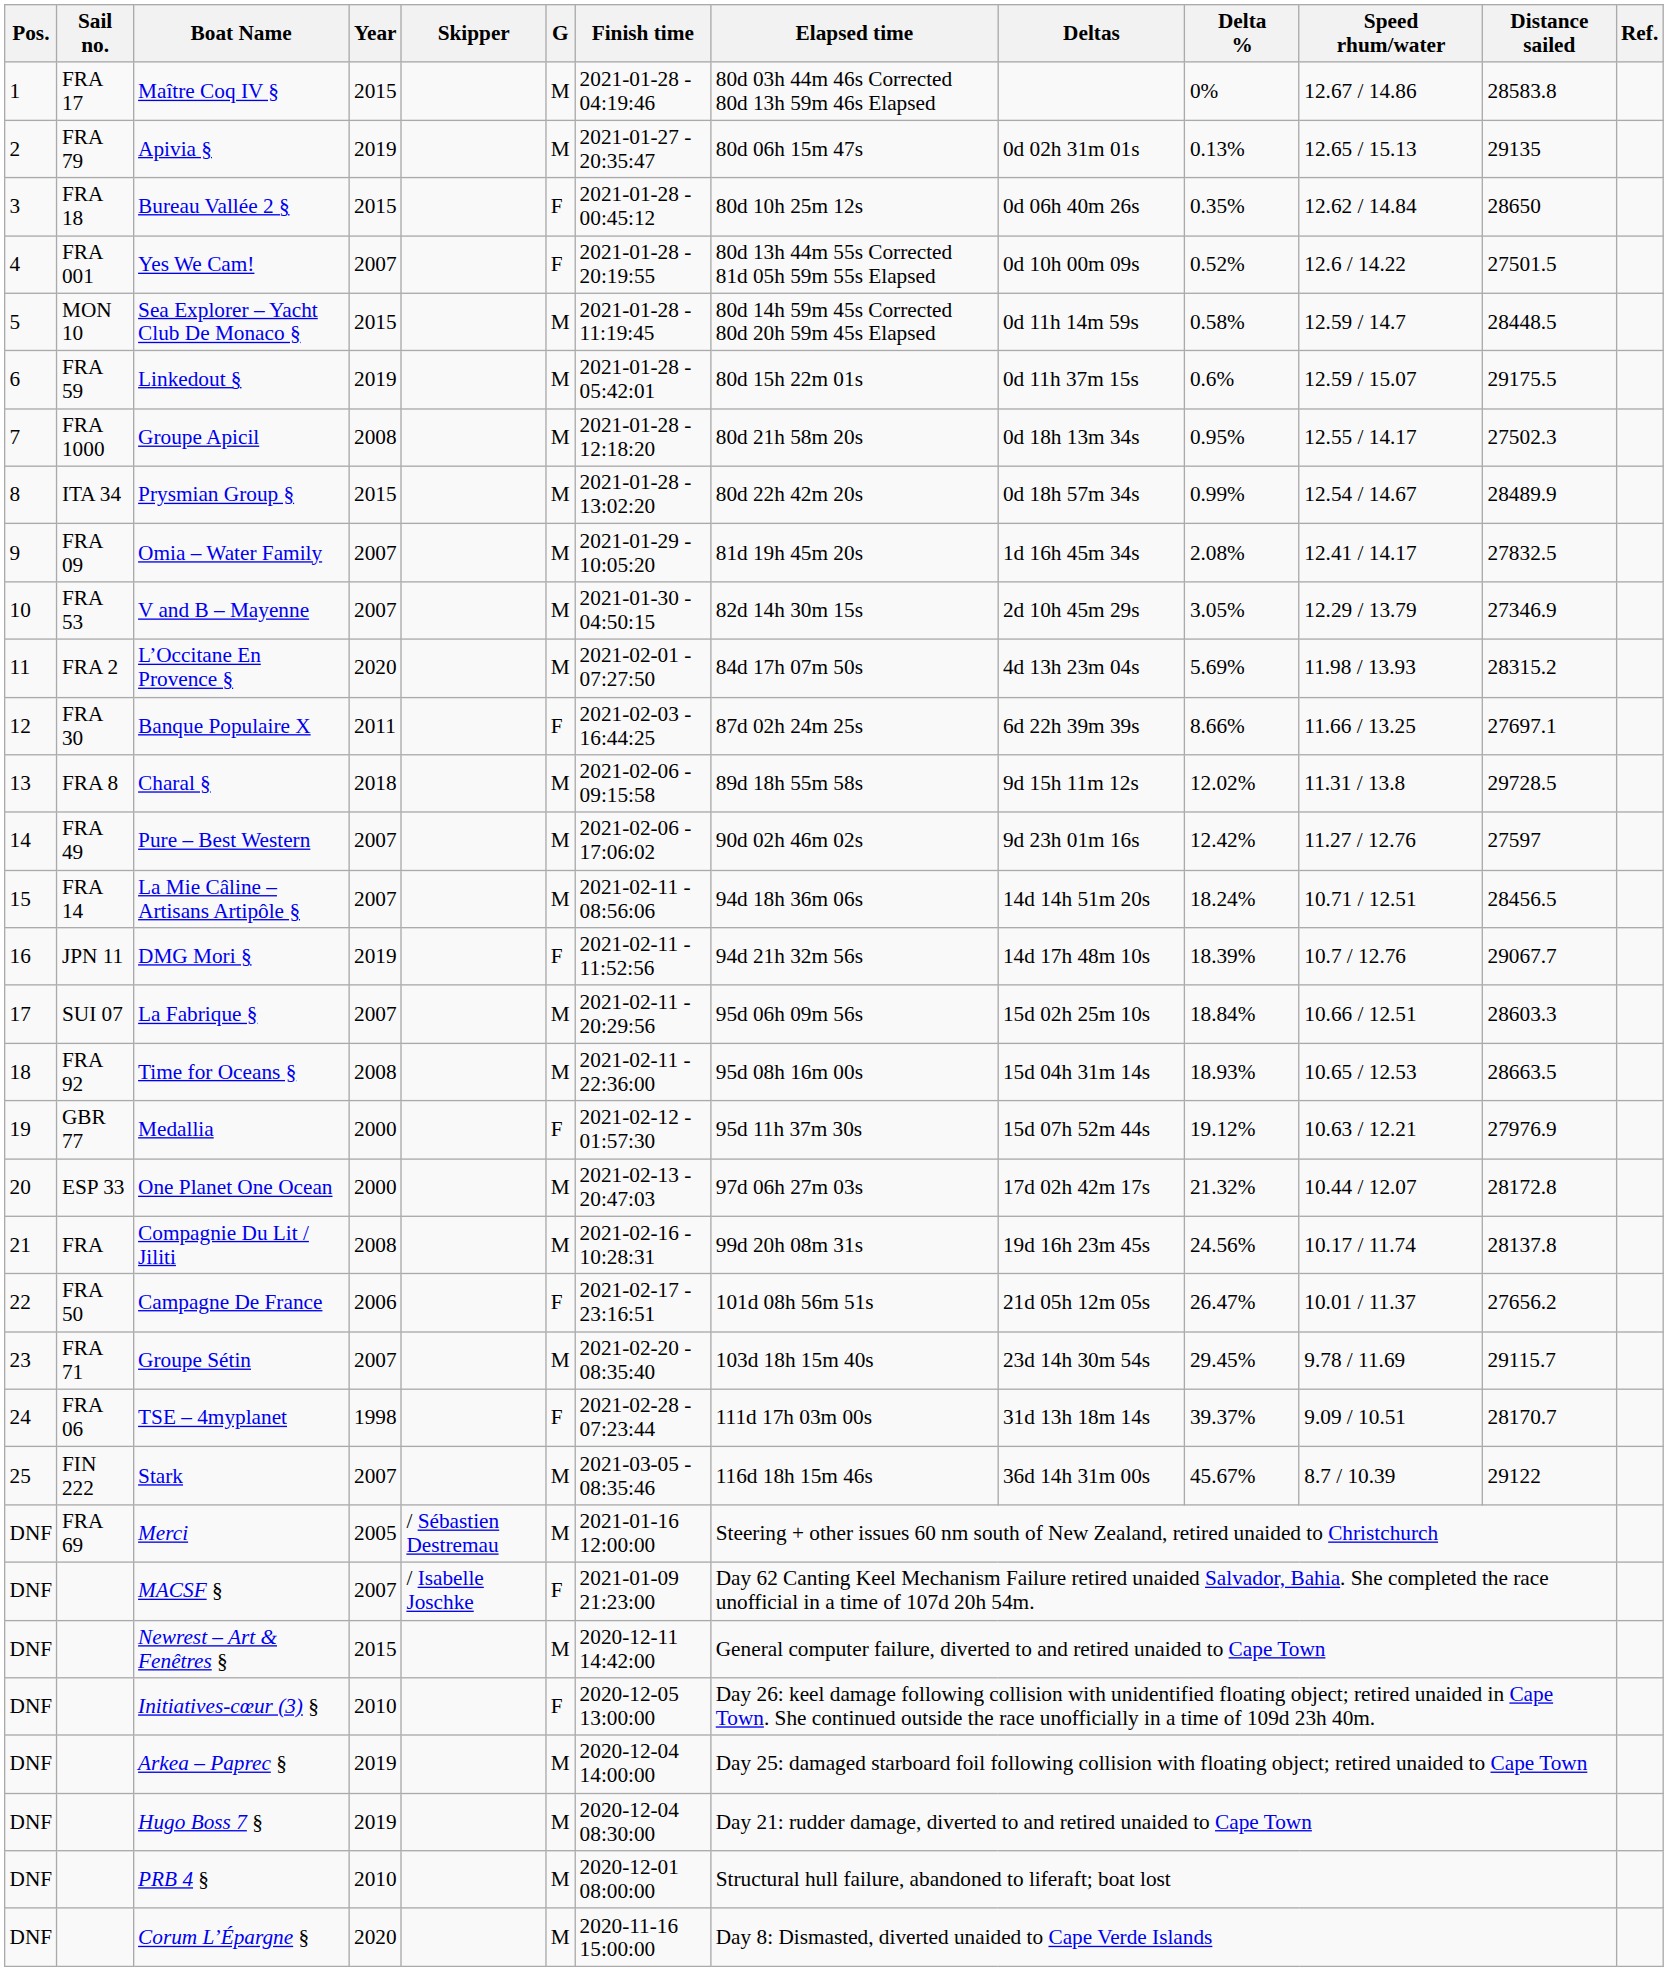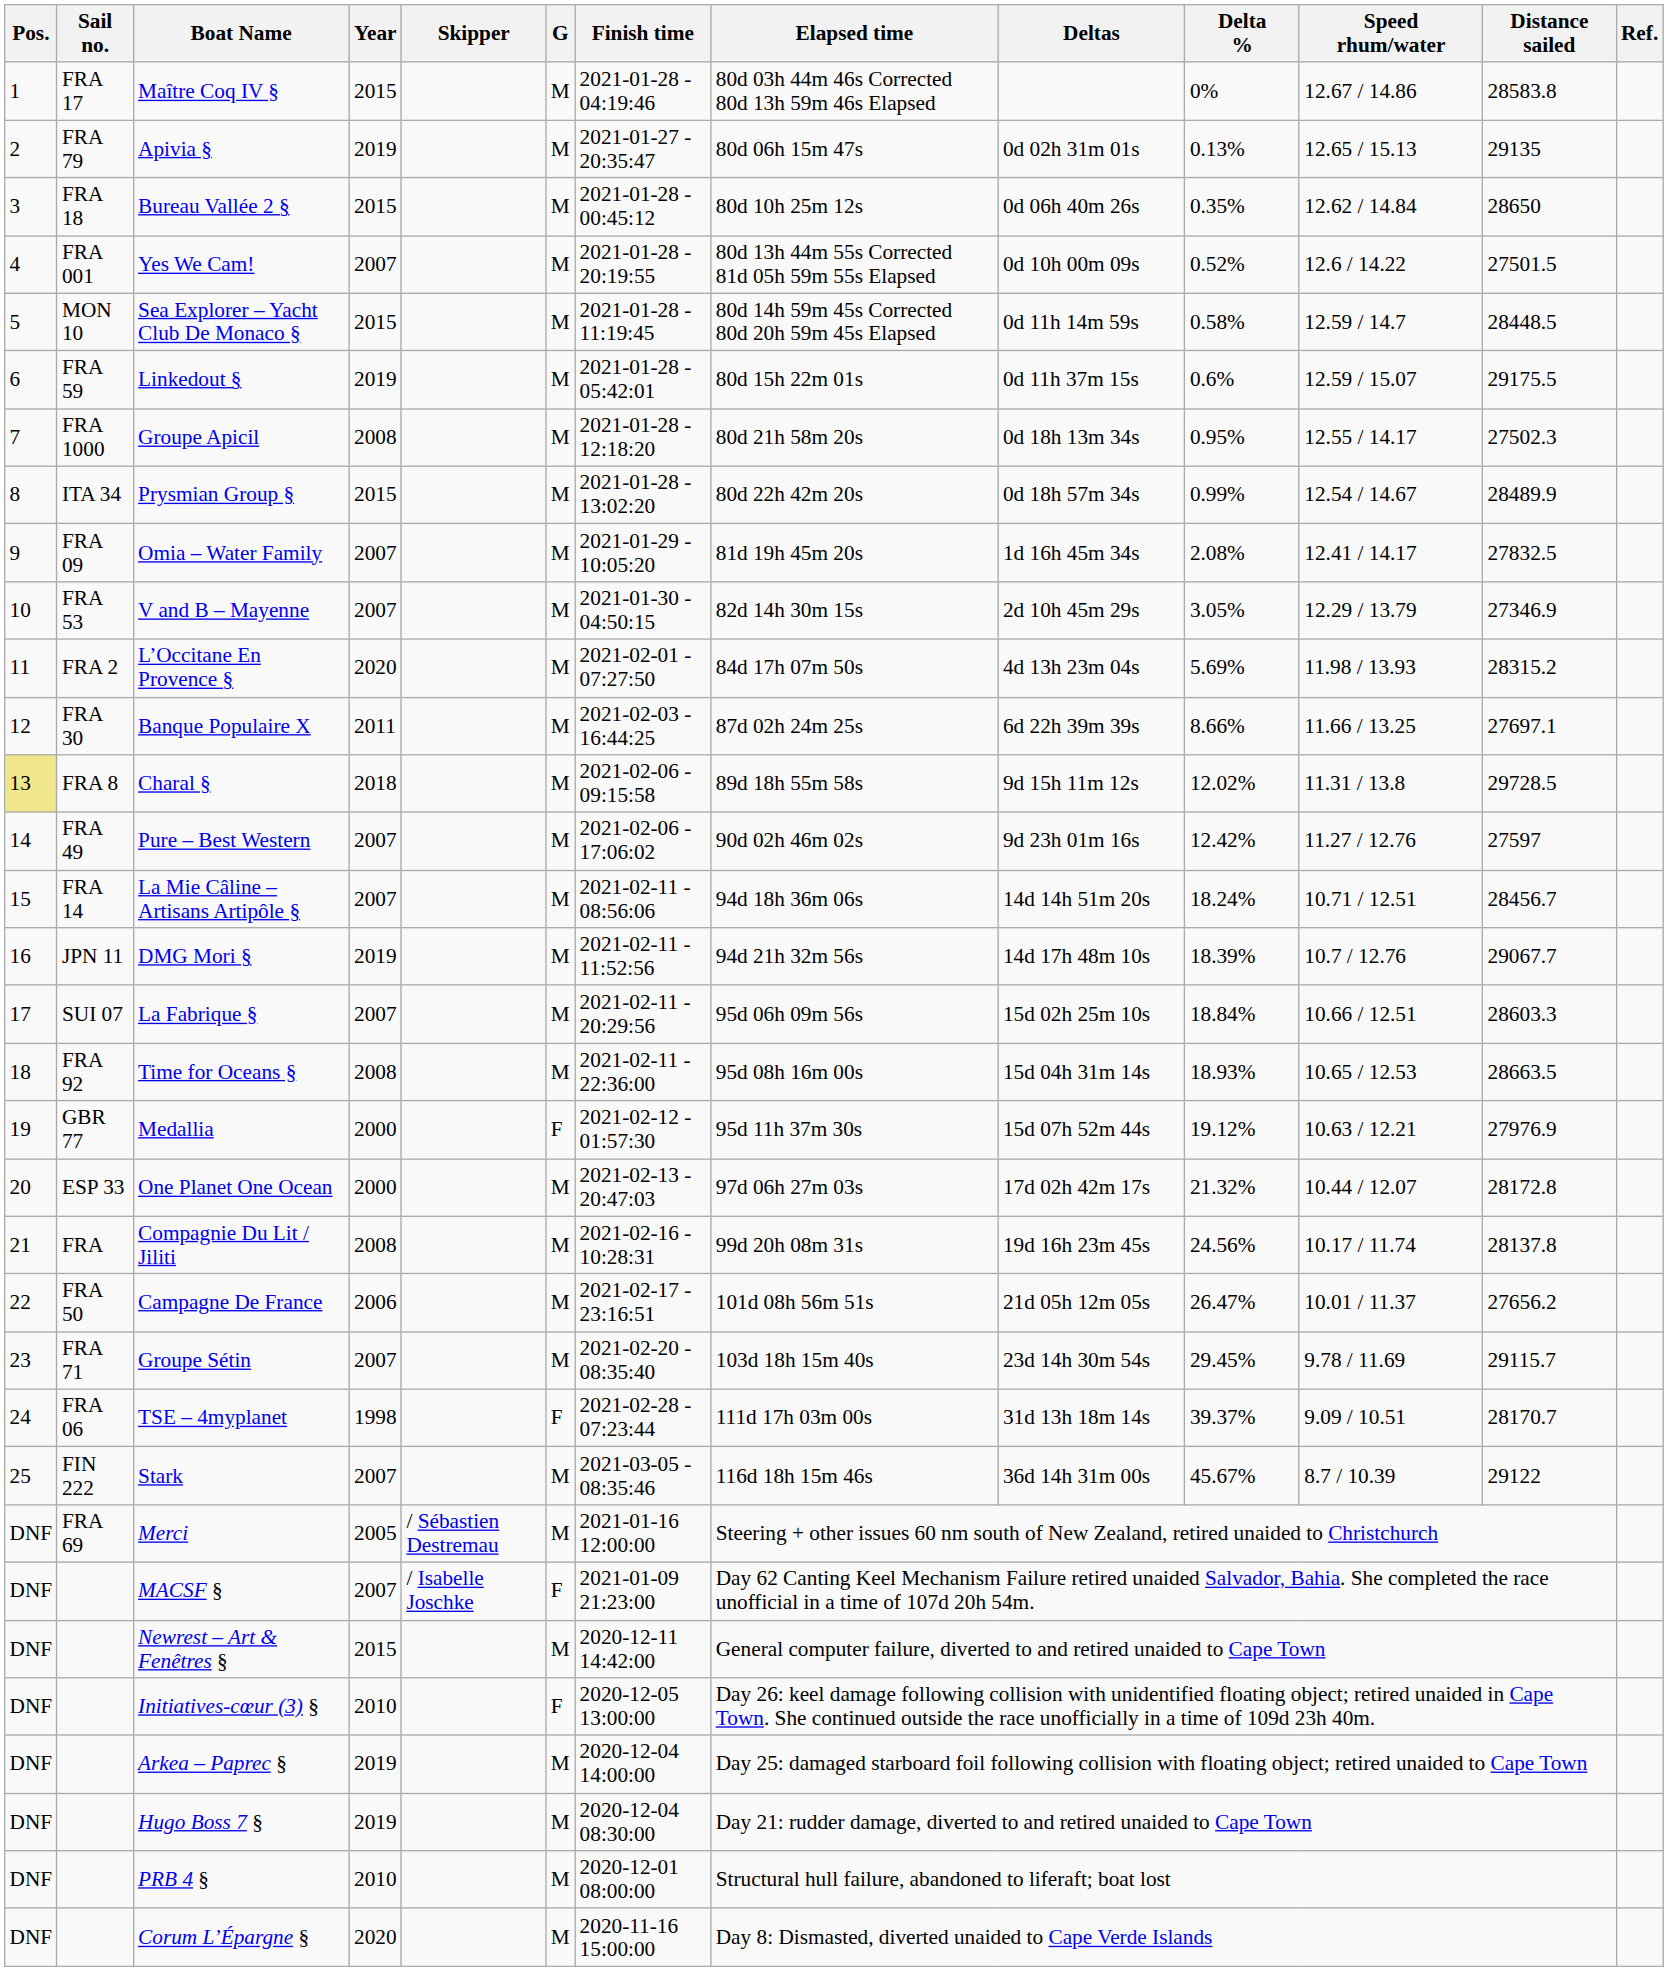(557, 206) F -> (560, 206) M
(557, 264) F -> (560, 264) M
(557, 725) F -> (560, 725) M
(20, 783) no background -> (20, 783) khaki background
(1522, 898) 28456.5 -> (1522, 898) 28456.7
(557, 956) F -> (560, 956) M
(557, 1302) F -> (560, 1302) M
